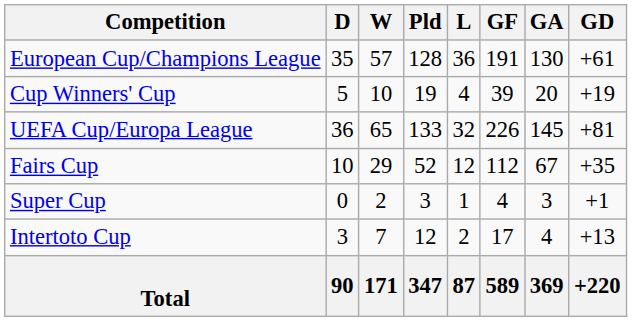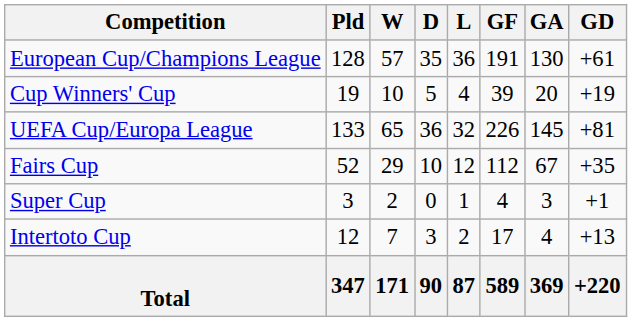columns swapped: (425, 22) <-> (342, 22)
